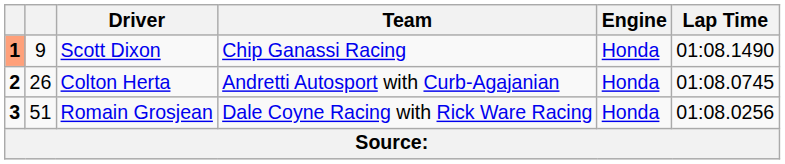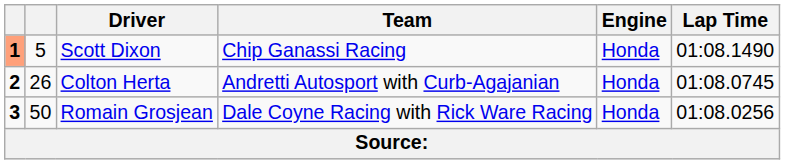(40, 51) 9 -> (40, 51) 5
(40, 112) 51 -> (40, 112) 50
